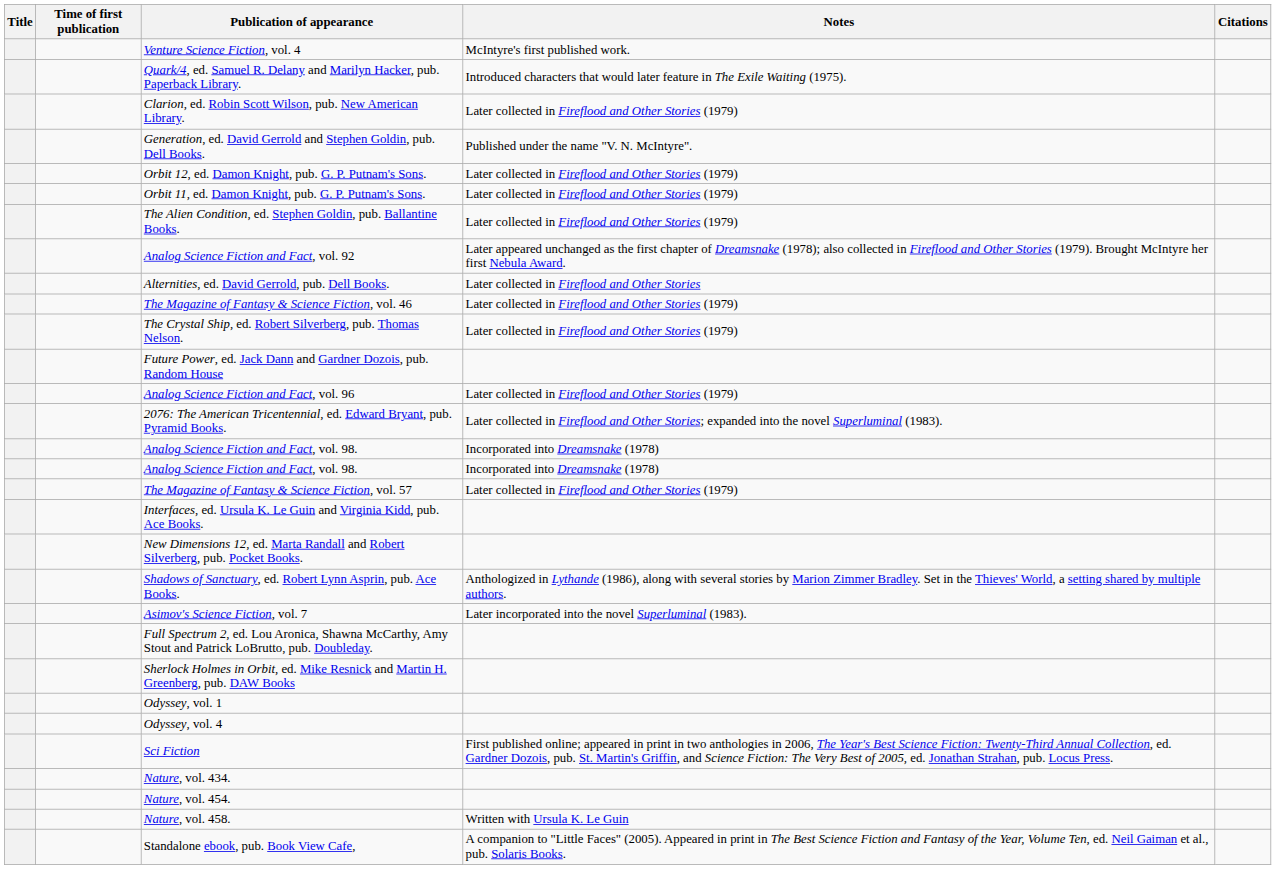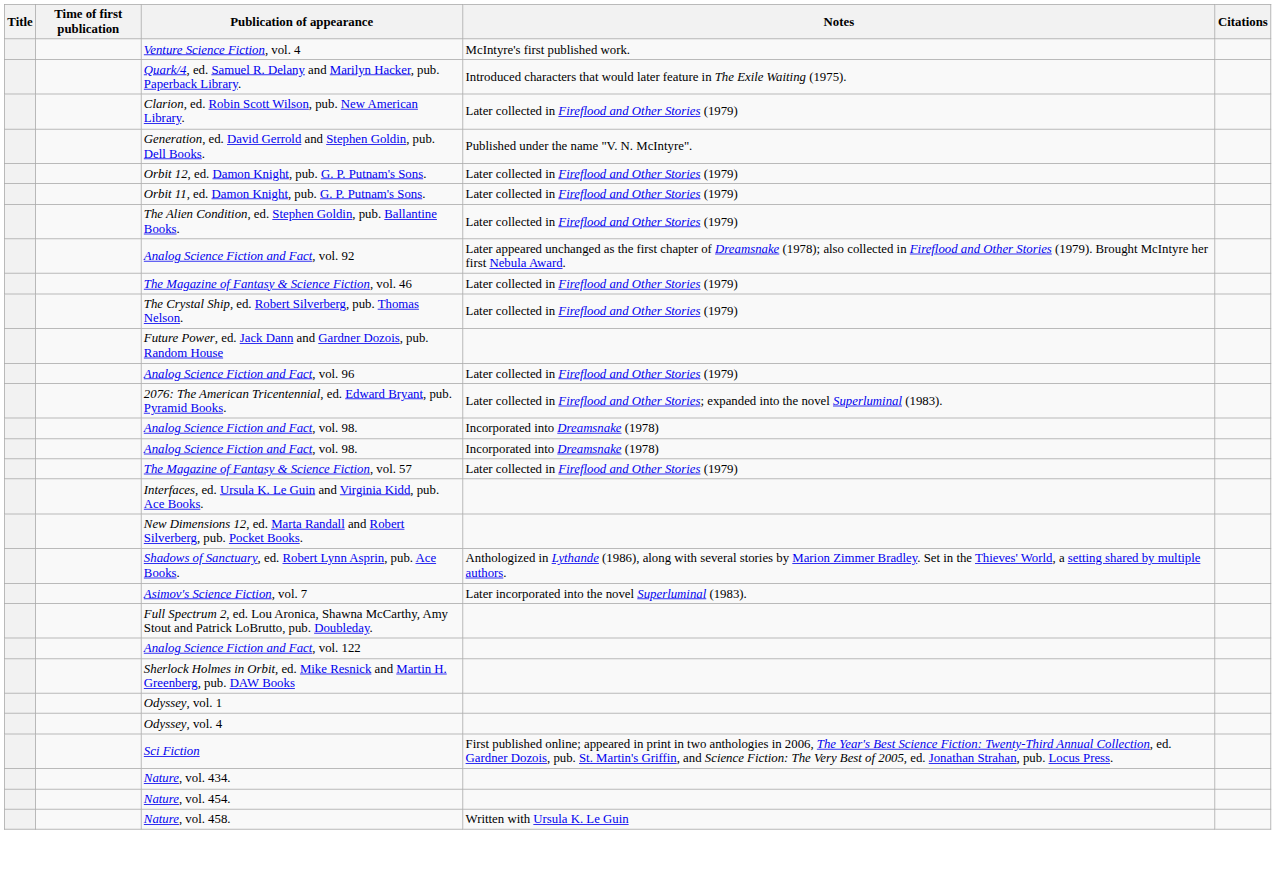- row: (267, 283)
+ row: (252, 648)
- row: (250, 846)
